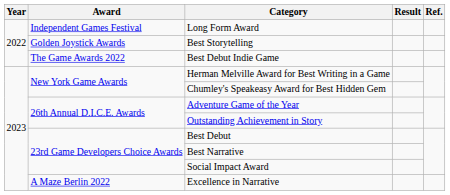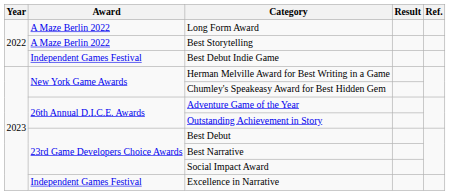(86, 27) Independent Games Festival -> (70, 27) A Maze Berlin 2022
(78, 43) Golden Joystick Awards -> (70, 43) A Maze Berlin 2022
(78, 58) The Game Awards 2022 -> (86, 58) Independent Games Festival
(70, 182) A Maze Berlin 2022 -> (86, 182) Independent Games Festival
